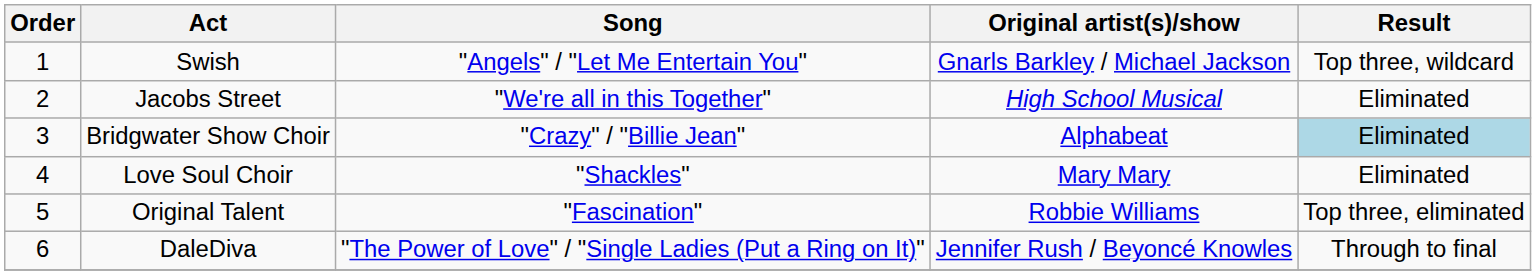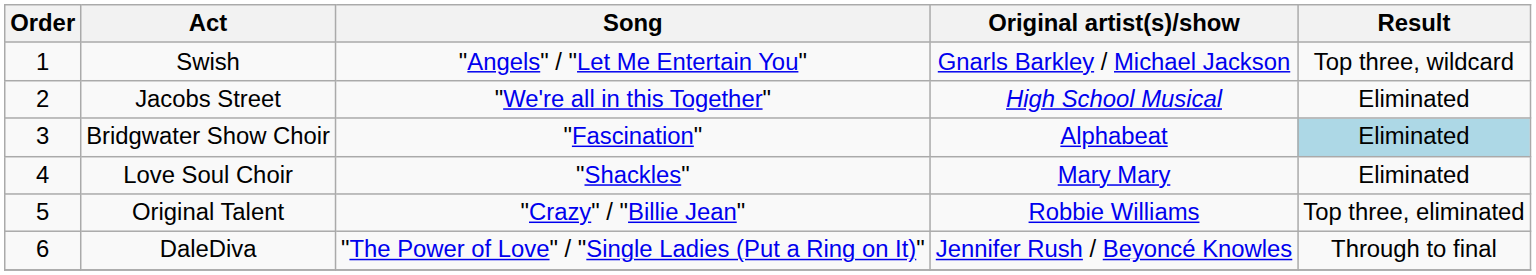(633, 136) "Crazy" / "Billie Jean" -> (633, 136) "Fascination"
(633, 212) "Fascination" -> (633, 212) "Crazy" / "Billie Jean"
